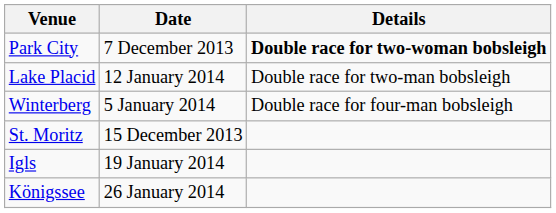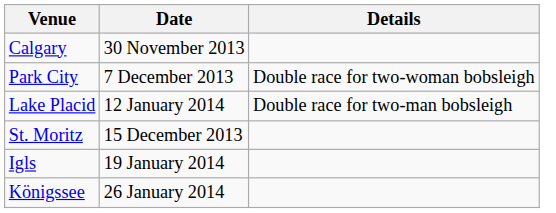+ row: (38, 47)
(399, 47) bold -> (394, 76) normal
- row: (50, 105)
